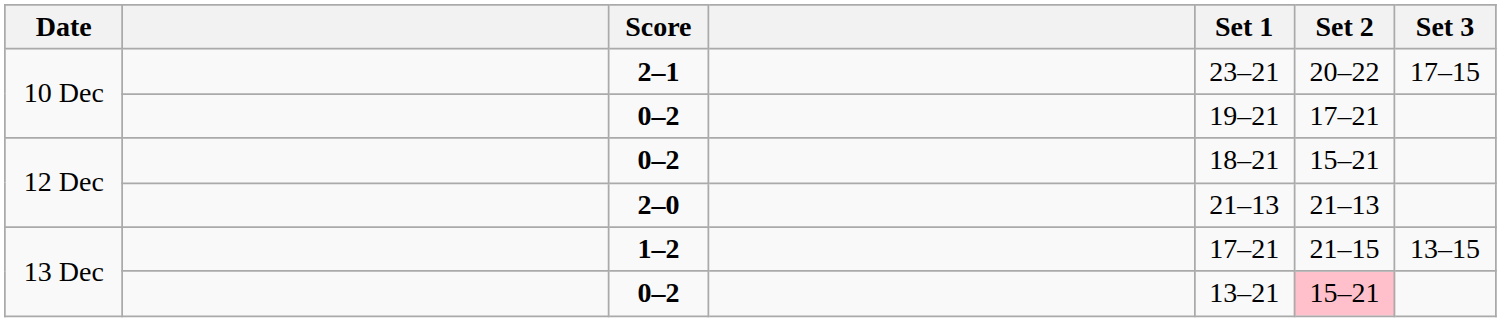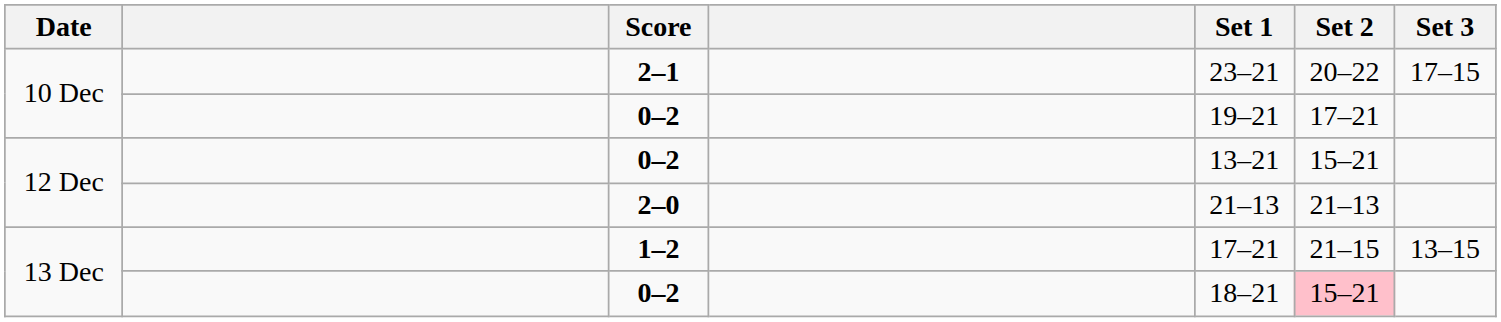(1244, 159) 18–21 -> (1244, 159) 13–21
(1244, 293) 13–21 -> (1244, 293) 18–21
